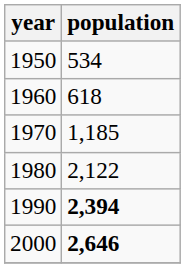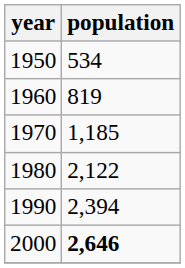(85, 96) 618 -> (85, 96) 819
(93, 206) bold -> (93, 206) normal
